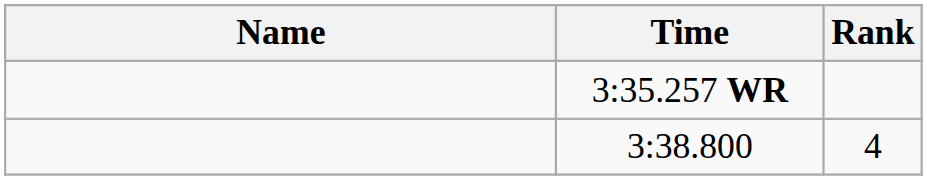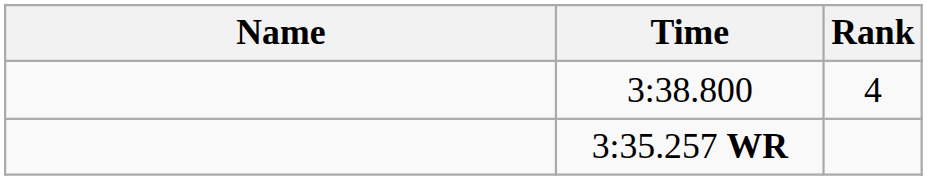rows swapped: (690, 89) <-> (690, 145)
